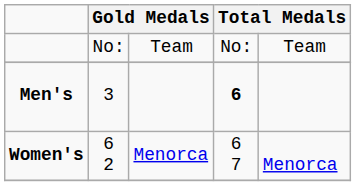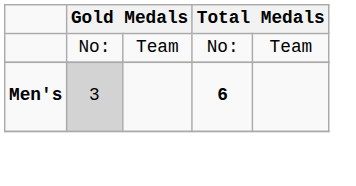(109, 97) no background -> (94, 97) lightgrey background
- row: (46, 156)
